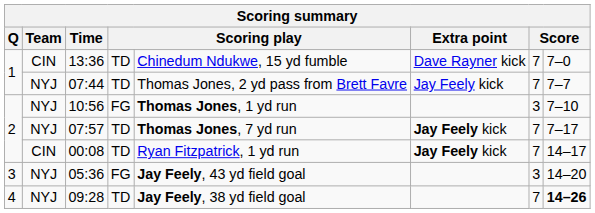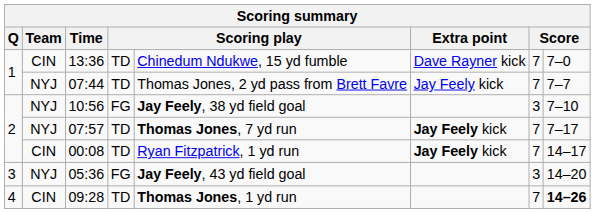(217, 106) Thomas Jones, 1 yd run -> (221, 106) Jay Feely, 38 yd field goal
(44, 197) NYJ -> (44, 197) CIN
(221, 197) Jay Feely, 38 yd field goal -> (217, 197) Thomas Jones, 1 yd run
